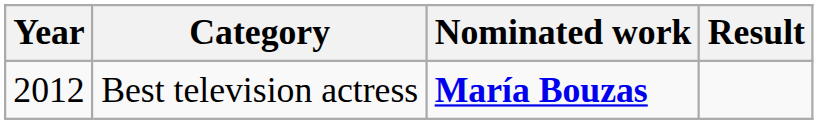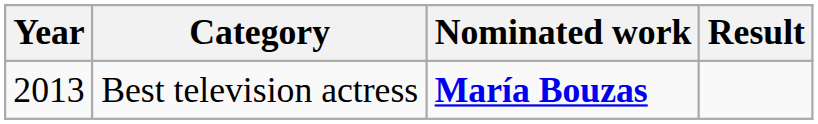(49, 89) 2012 -> (49, 89) 2013
